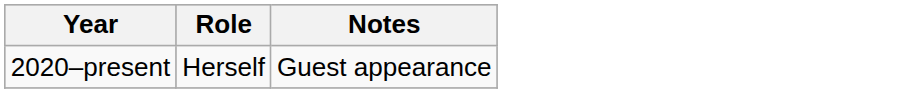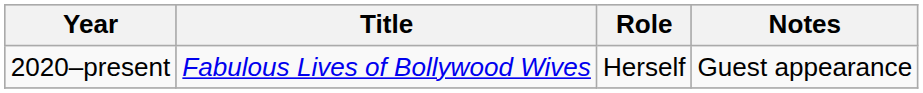+ column: (387, 25)
